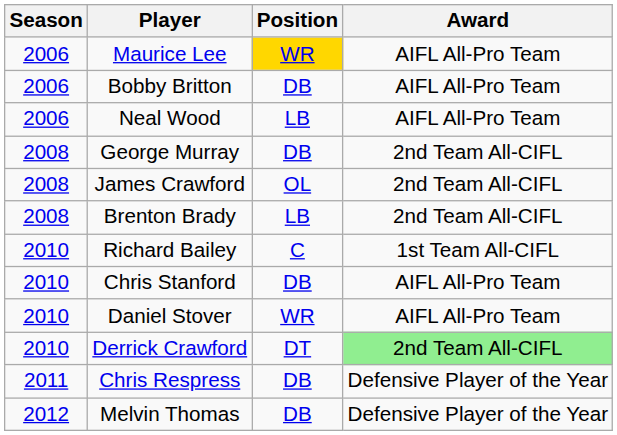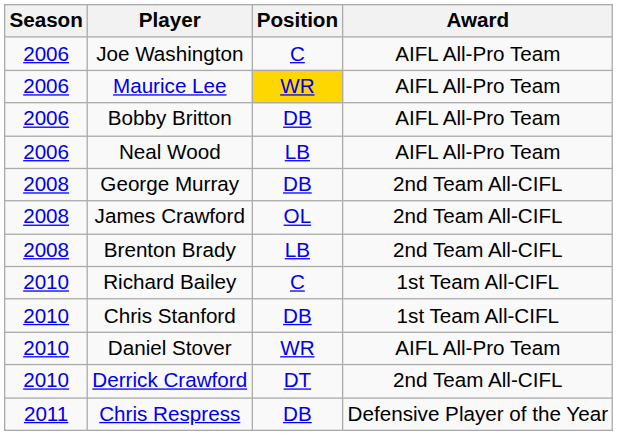+ row: (170, 53)
(478, 282) AIFL All-Pro Team -> (478, 315) 1st Team All-CIFL
(478, 348) lightgreen background -> (478, 380) no background
- row: (170, 413)
